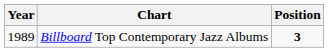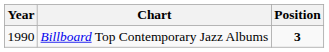(21, 36) 1989 -> (21, 36) 1990
